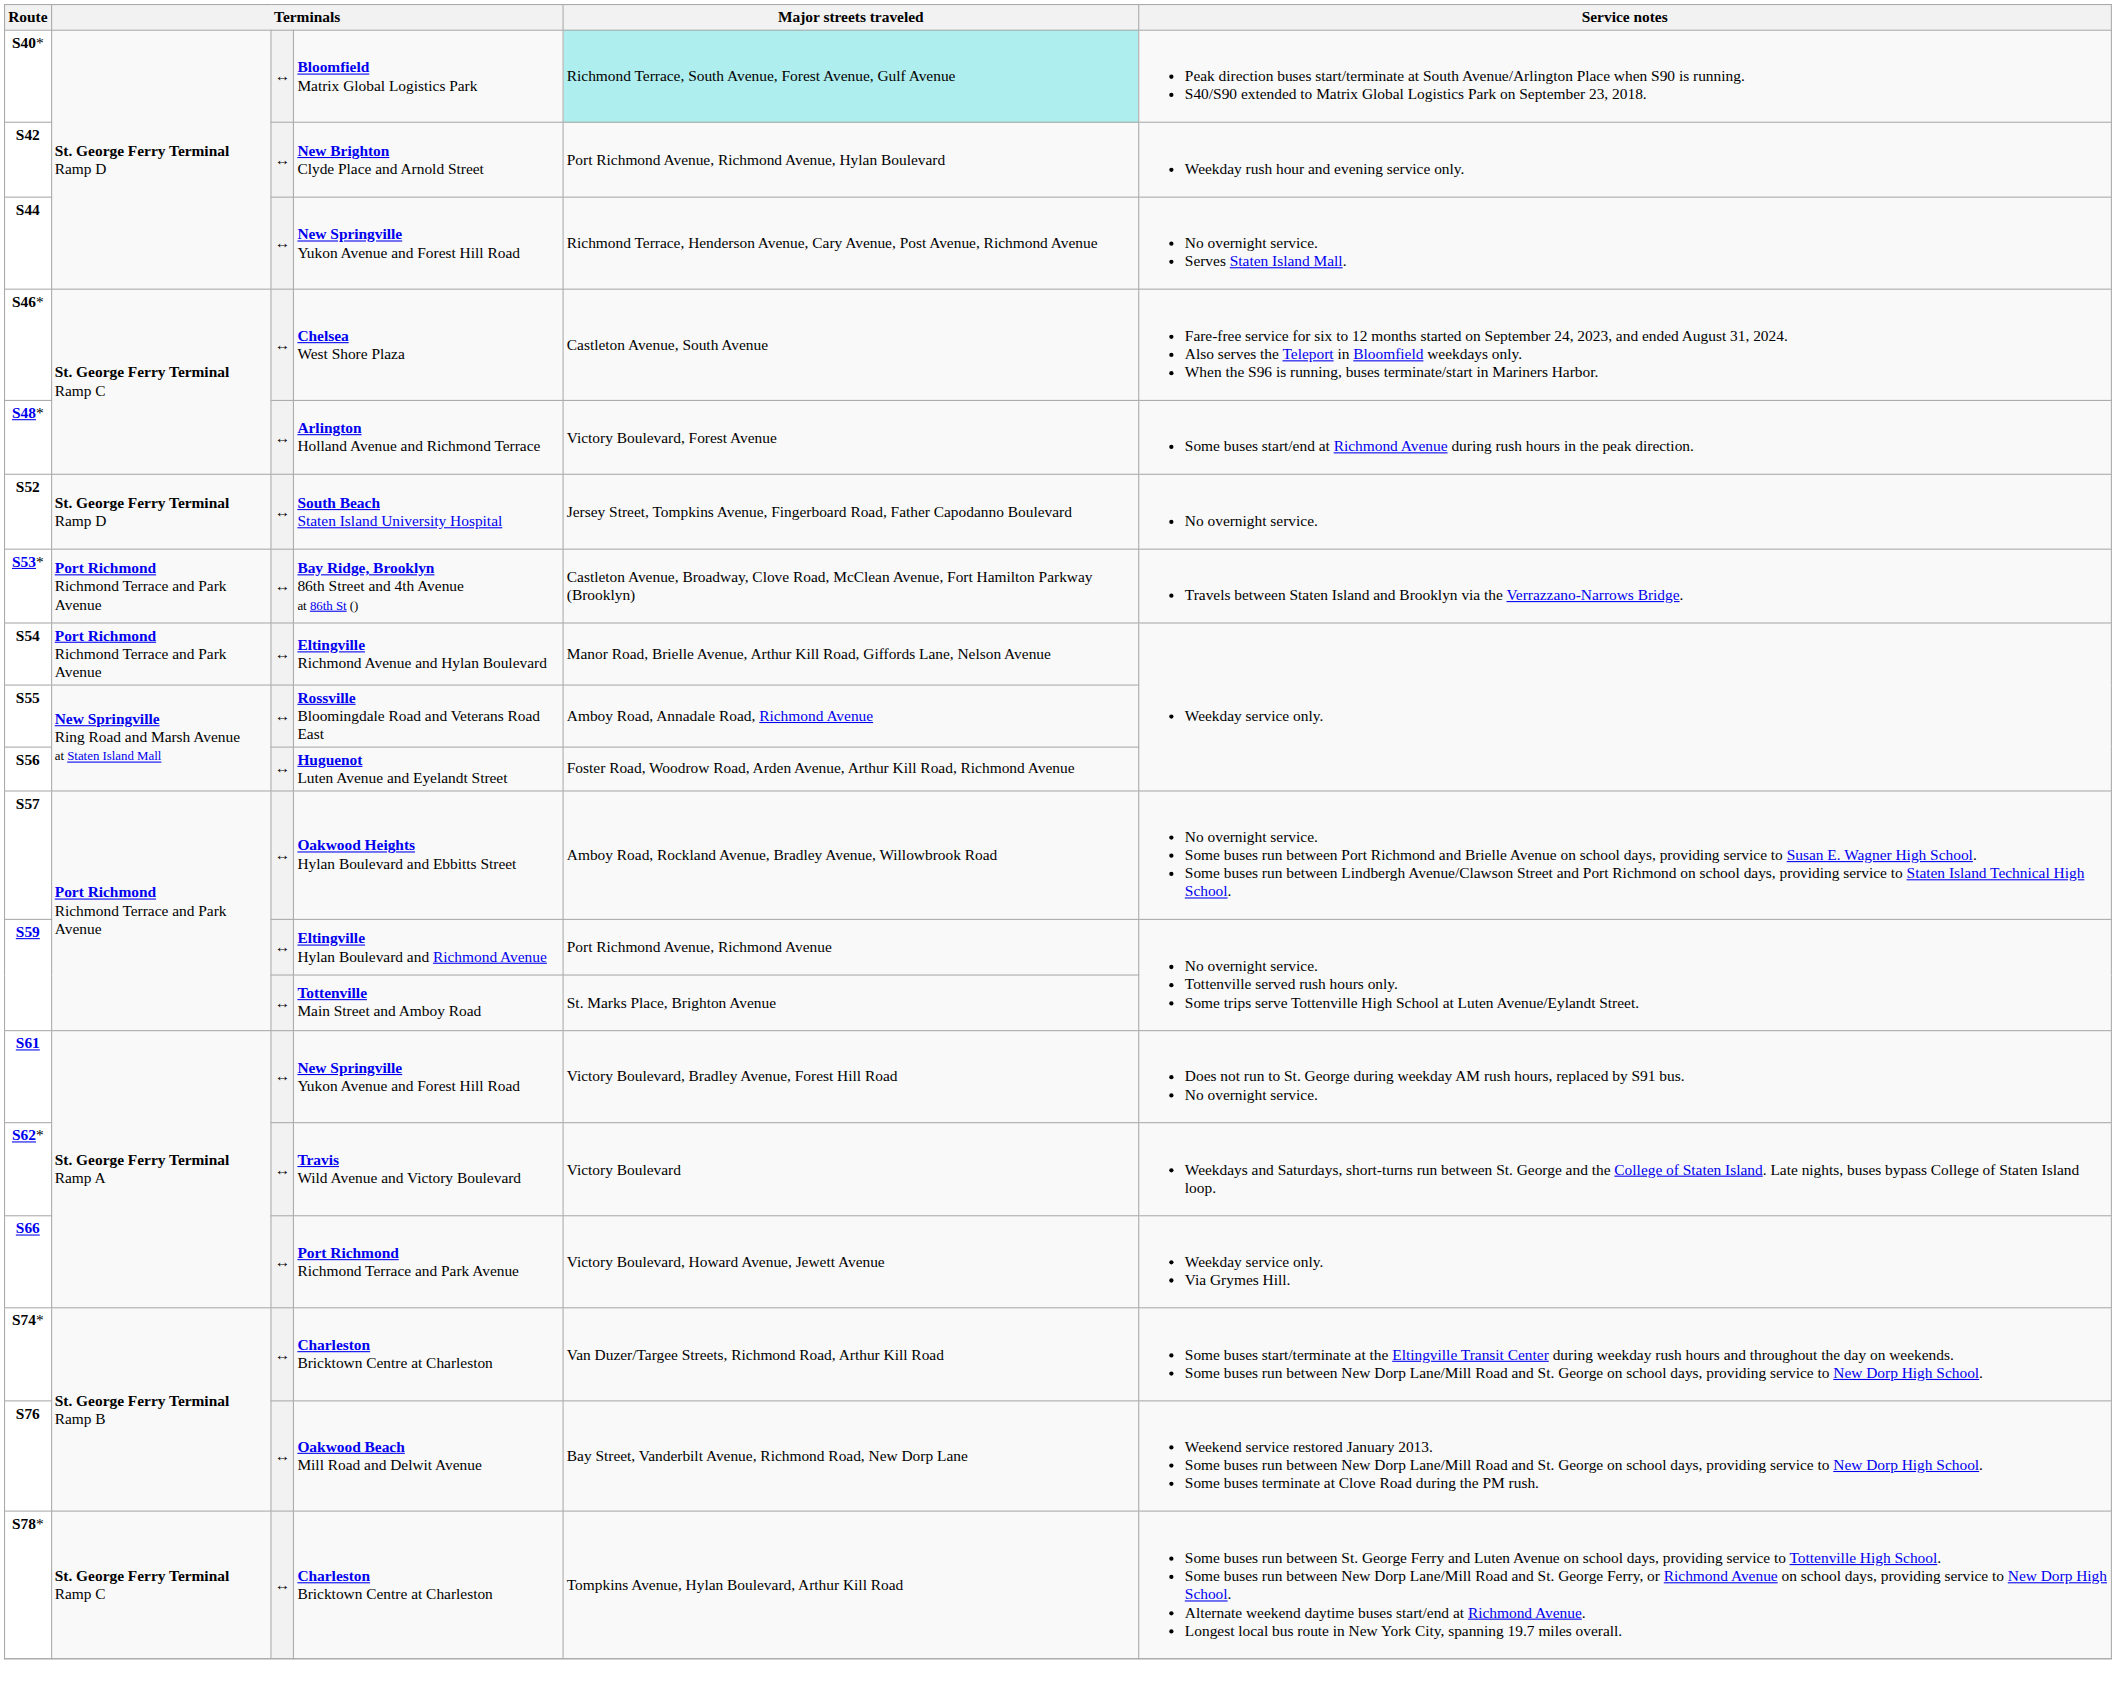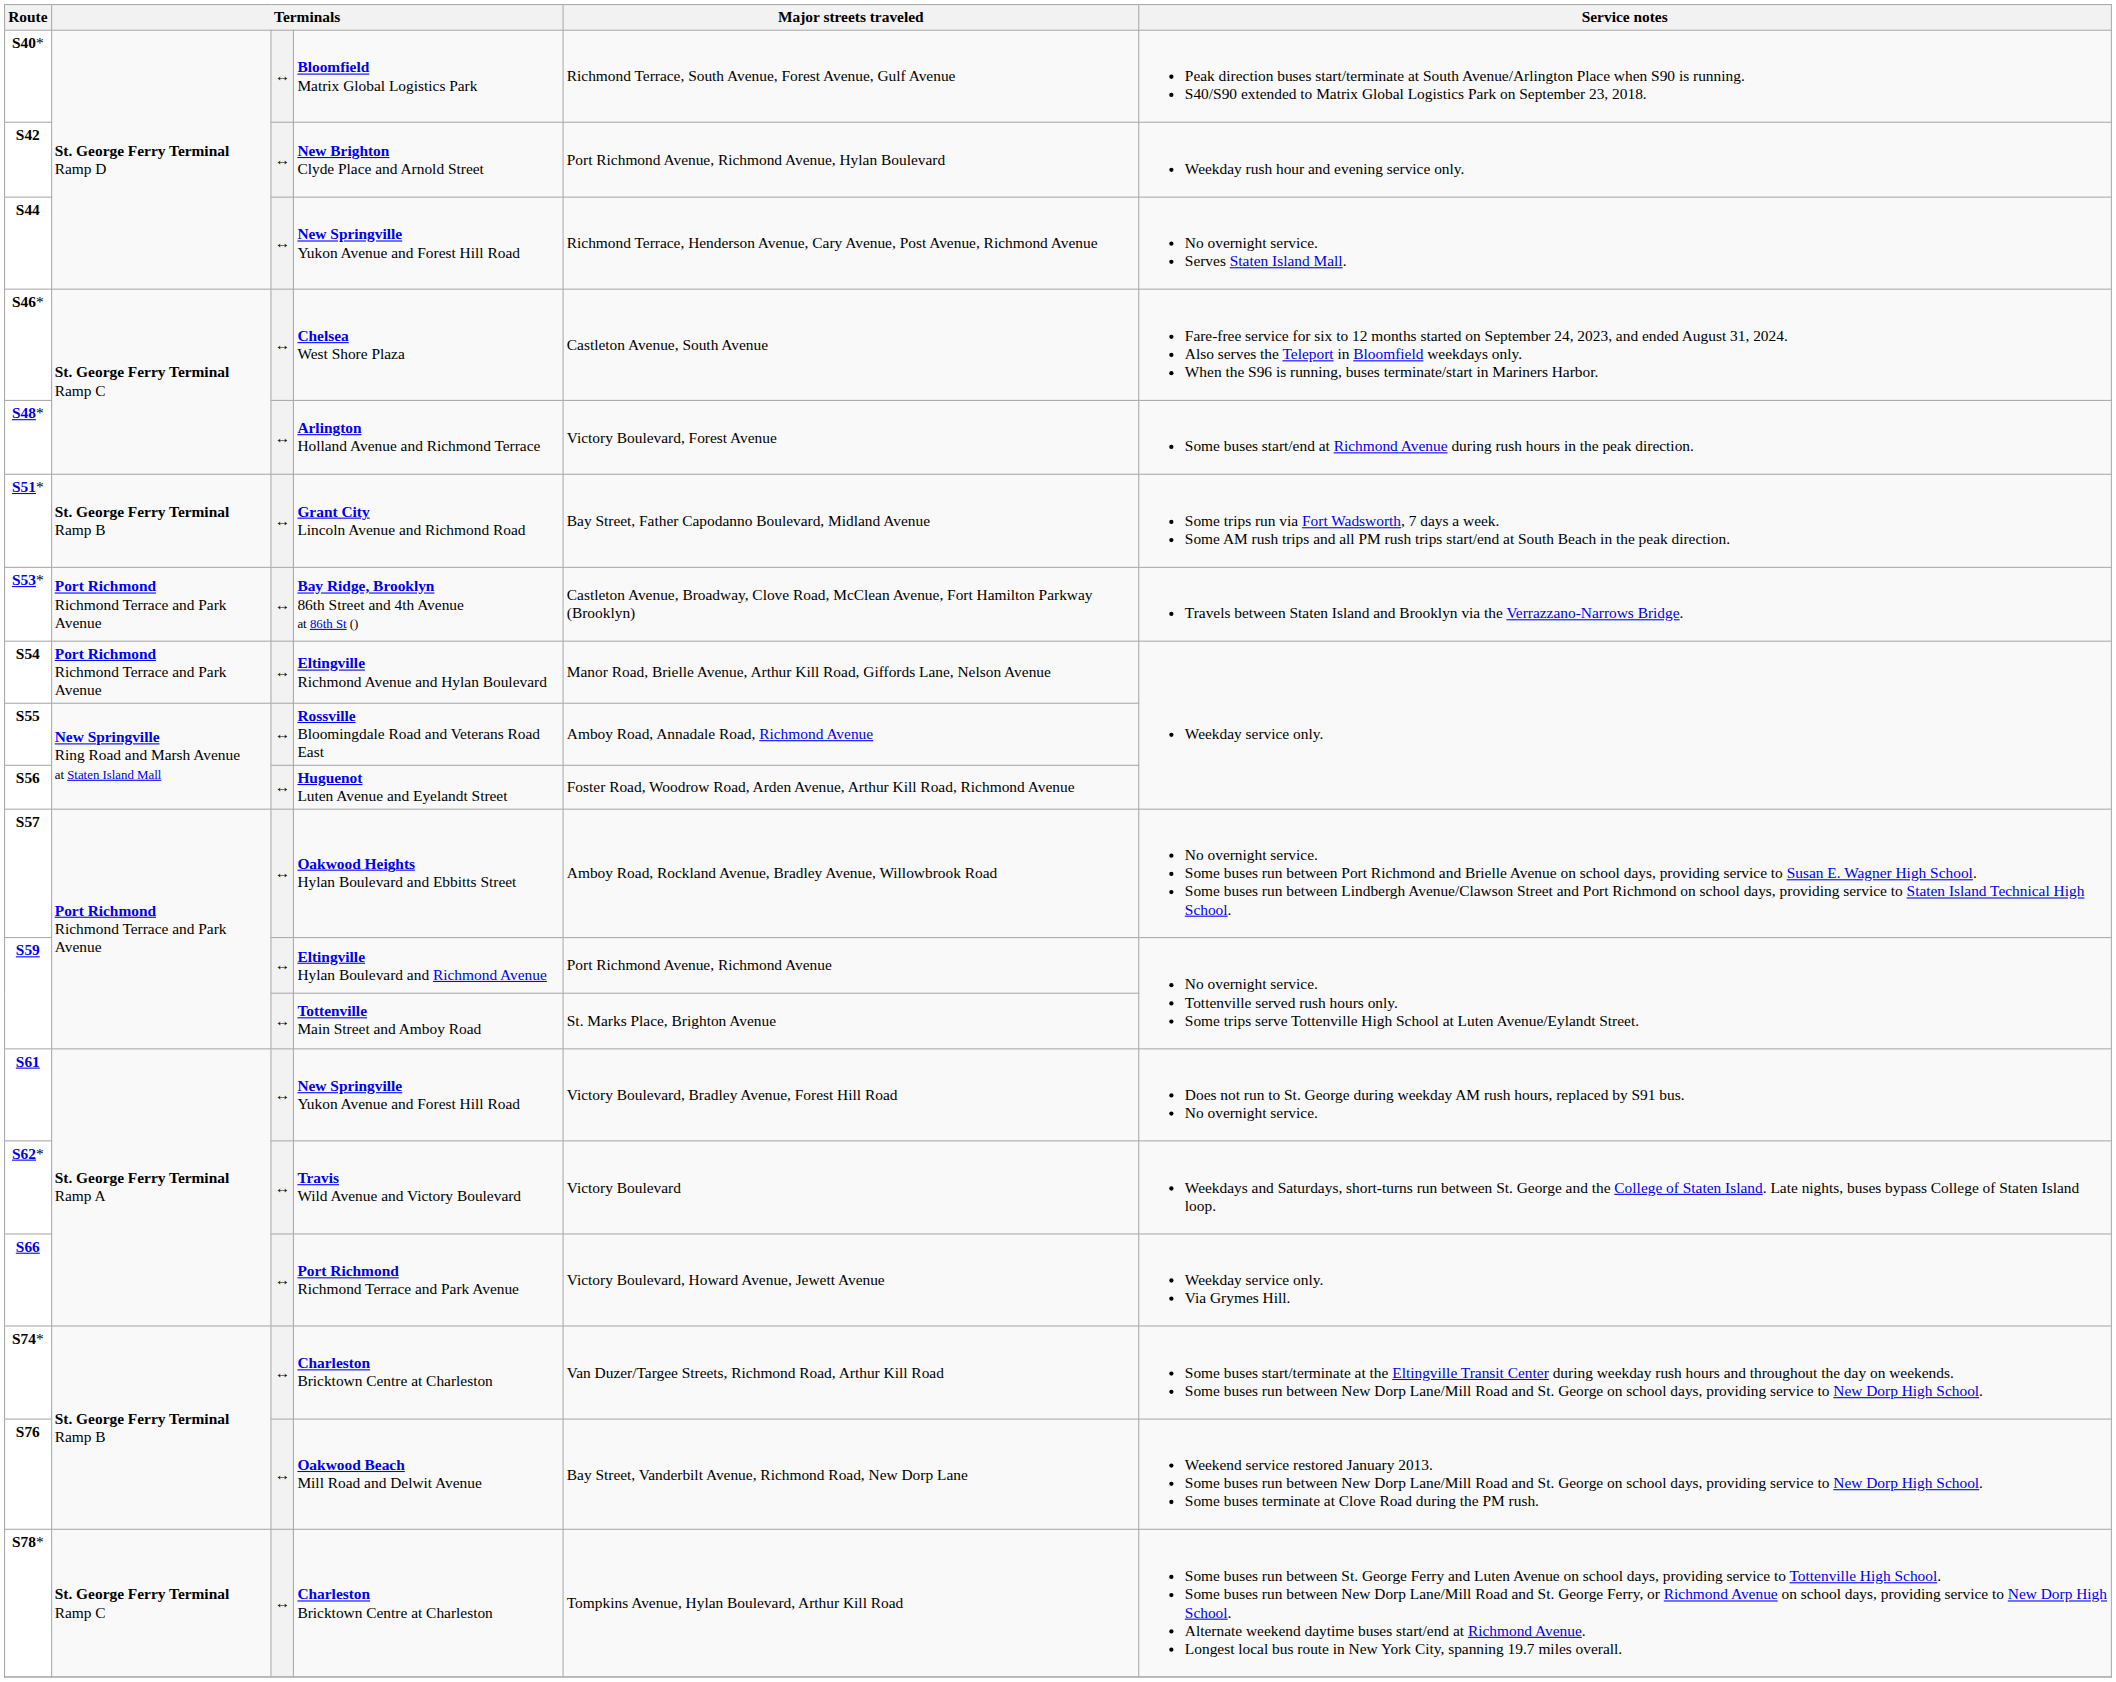(761, 76) paleturquoise background -> (761, 76) no background
+ row: (28, 488)
- row: (28, 488)
